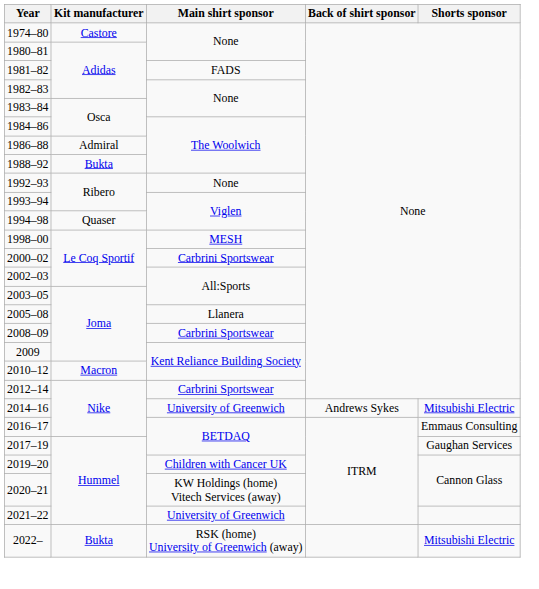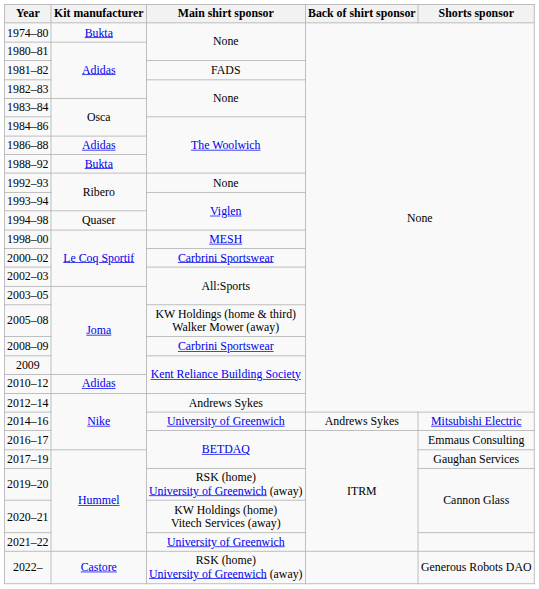(99, 32) Castore -> (99, 32) Bukta
(99, 145) Admiral -> (99, 145) Adidas
(226, 314) Llanera -> (226, 320) KW Holdings (home & third) Walker Mower (away)
(99, 370) Macron -> (99, 383) Adidas
(226, 389) Carbrini Sportswear -> (226, 402) Andrews Sykes
(226, 464) Children with Cancer UK -> (226, 484) RSK (home) University of Greenwich (away)
(99, 540) Bukta -> (99, 567) Castore
(469, 540) Mitsubishi Electric -> (476, 567) Generous Robots DAO
